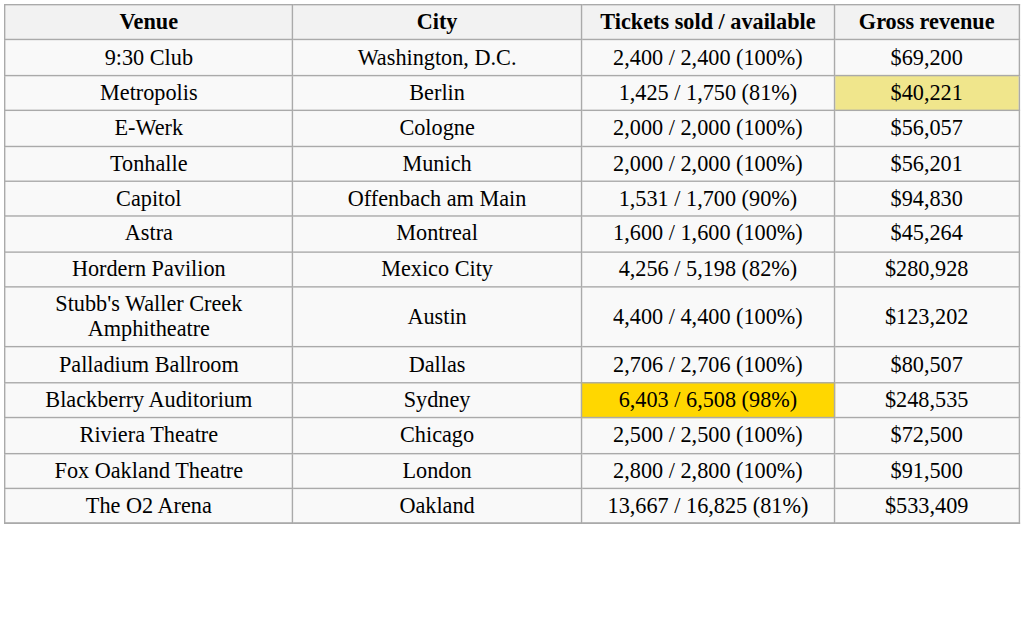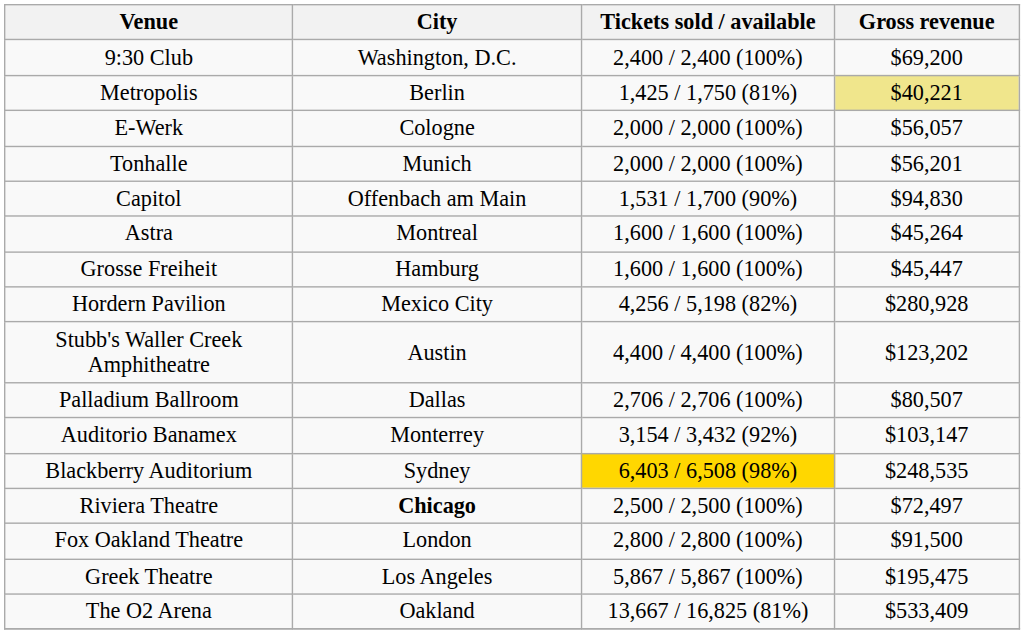+ row: (149, 269)
+ row: (149, 435)
(437, 435) normal -> (437, 505) bold
(927, 435) $72,500 -> (927, 505) $72,497
+ row: (149, 576)
